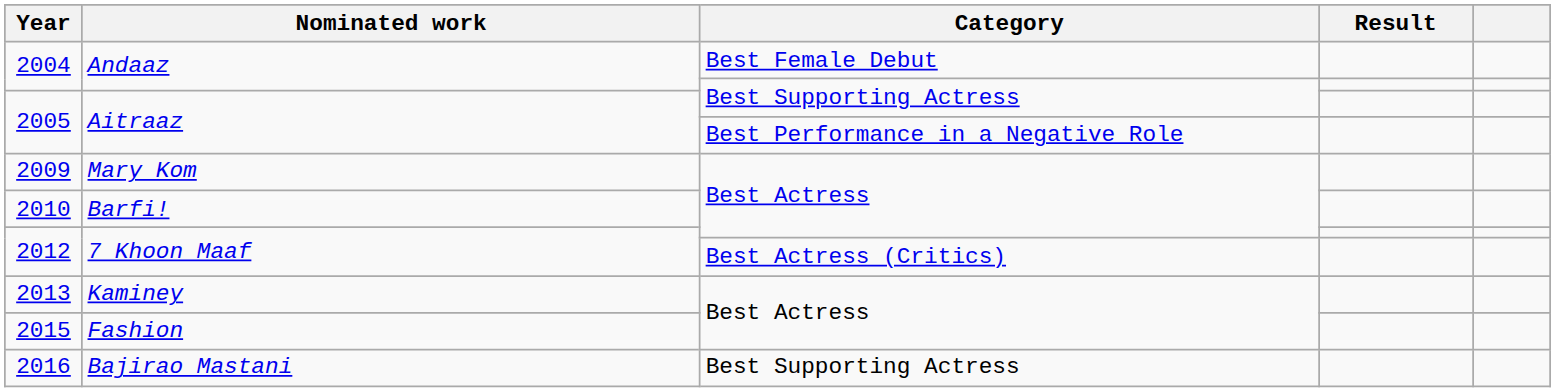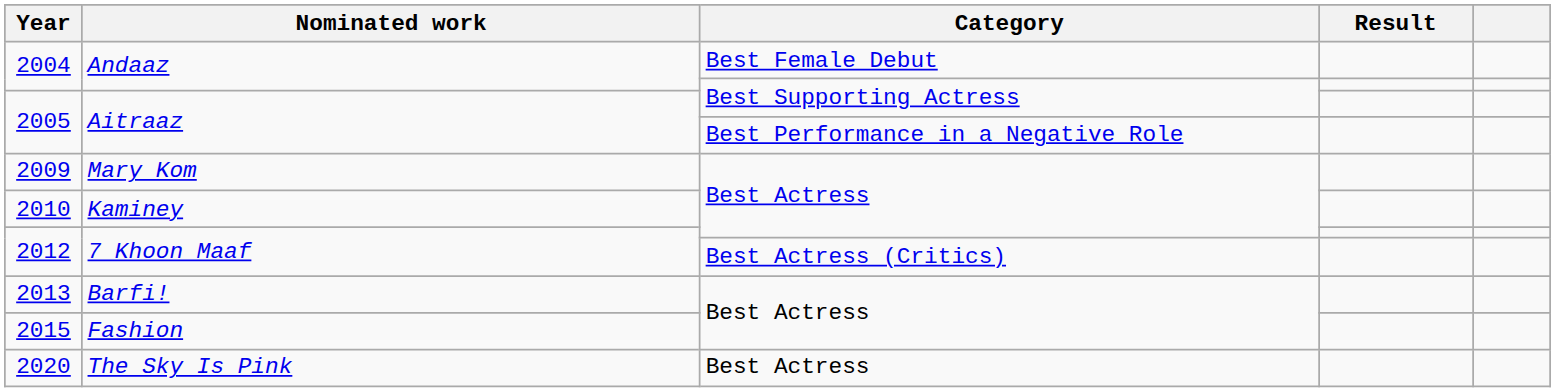(128, 209) Barfi! -> (135, 209) Kaminey
(135, 294) Kaminey -> (128, 294) Barfi!
- row: (43, 368)
+ row: (43, 368)
